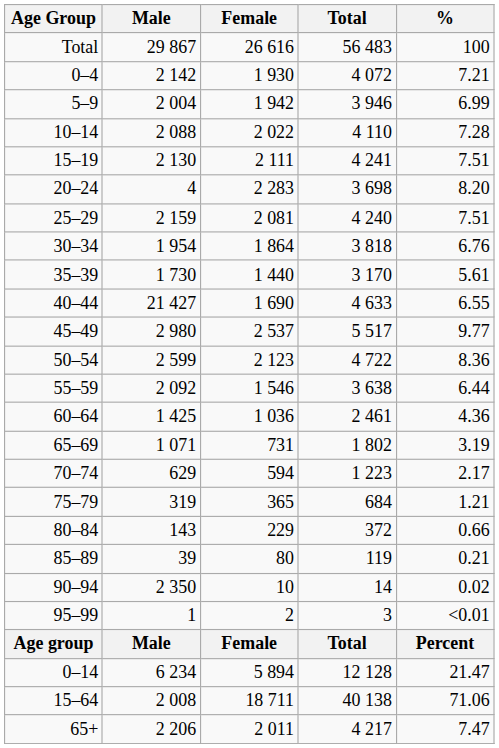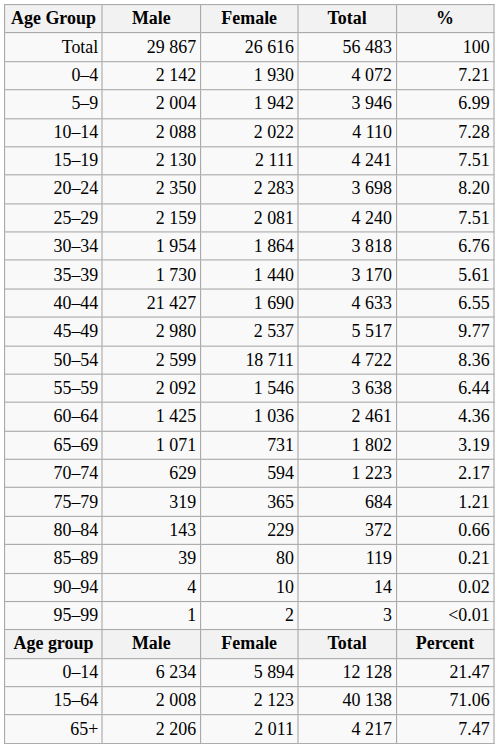(192, 189) 4 -> (176, 189) 2 350
(274, 359) 2 123 -> (270, 359) 18 711
(176, 587) 2 350 -> (192, 587) 4
(270, 700) 18 711 -> (274, 700) 2 123
